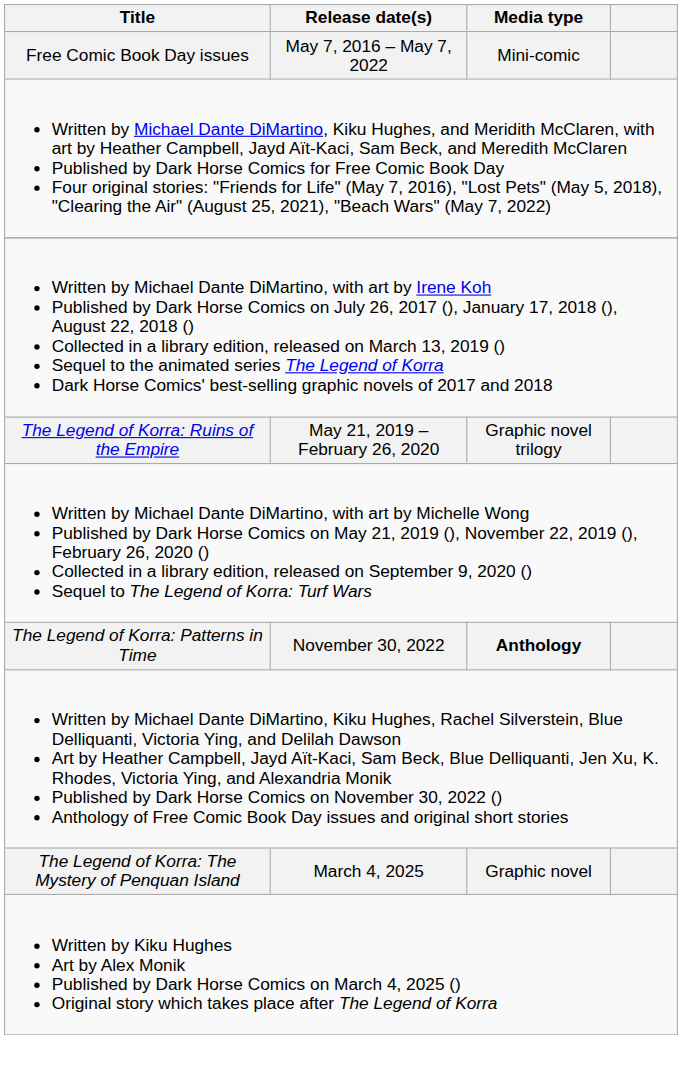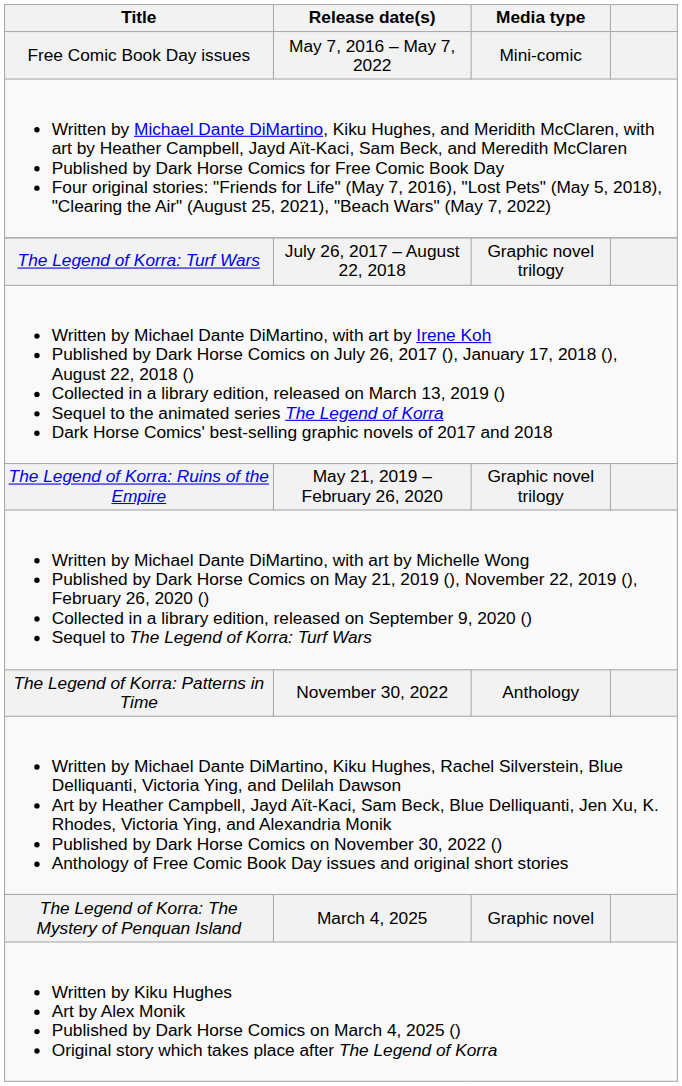+ row: (139, 261)
(539, 645) bold -> (541, 692) normal
